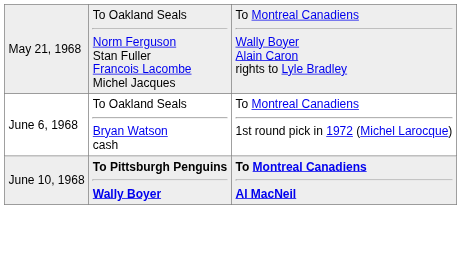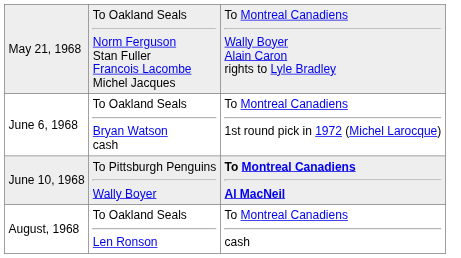(160, 180) bold -> (155, 180) normal
+ row: (44, 229)
